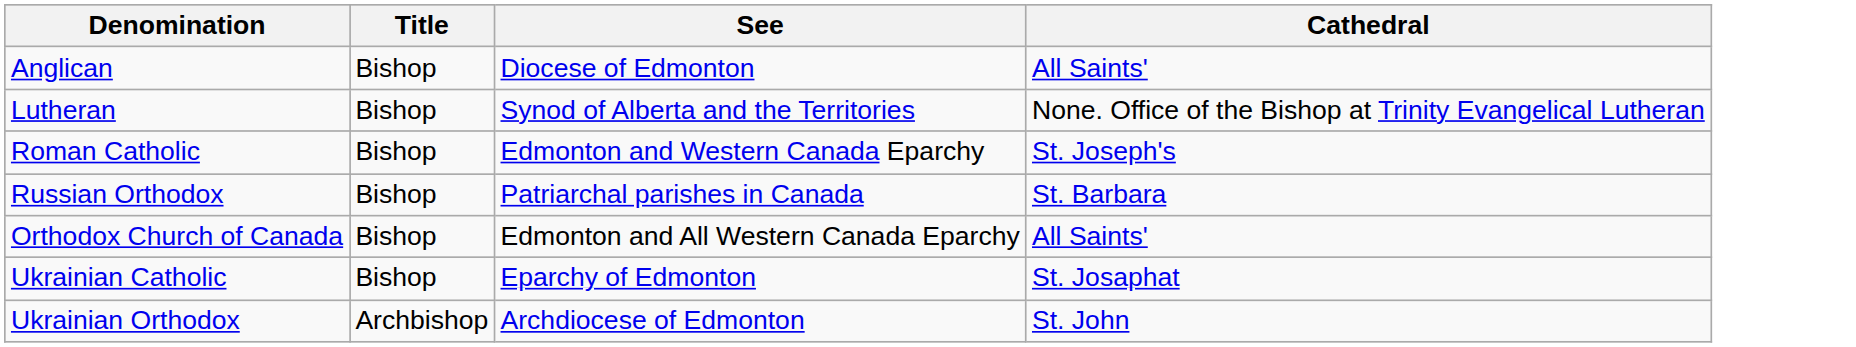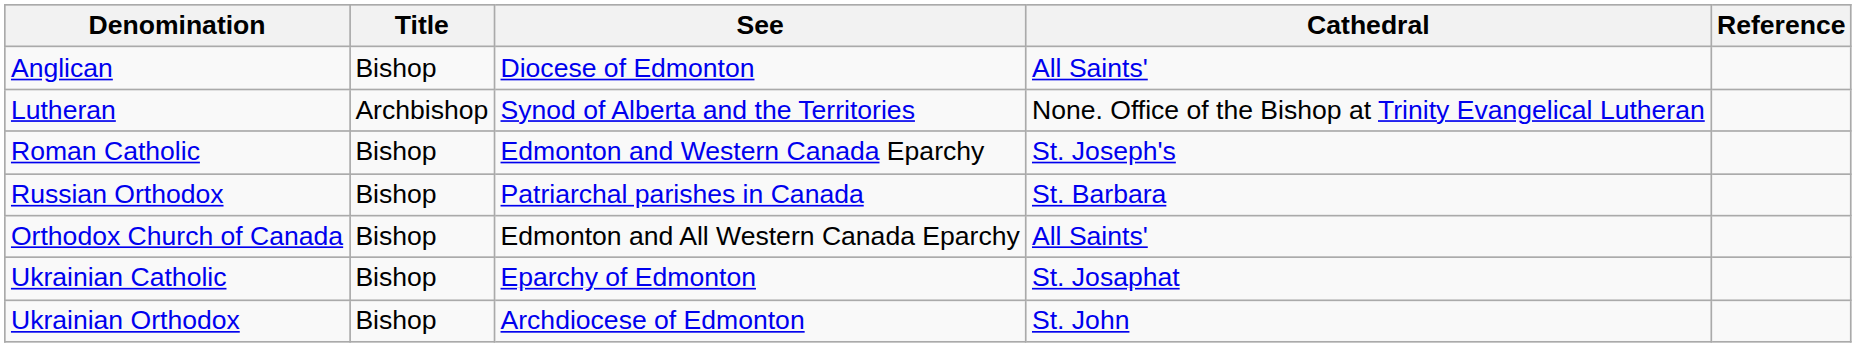+ column: (1781, 25)
(396, 109) Bishop -> (422, 109) Archbishop
(422, 320) Archbishop -> (396, 320) Bishop
